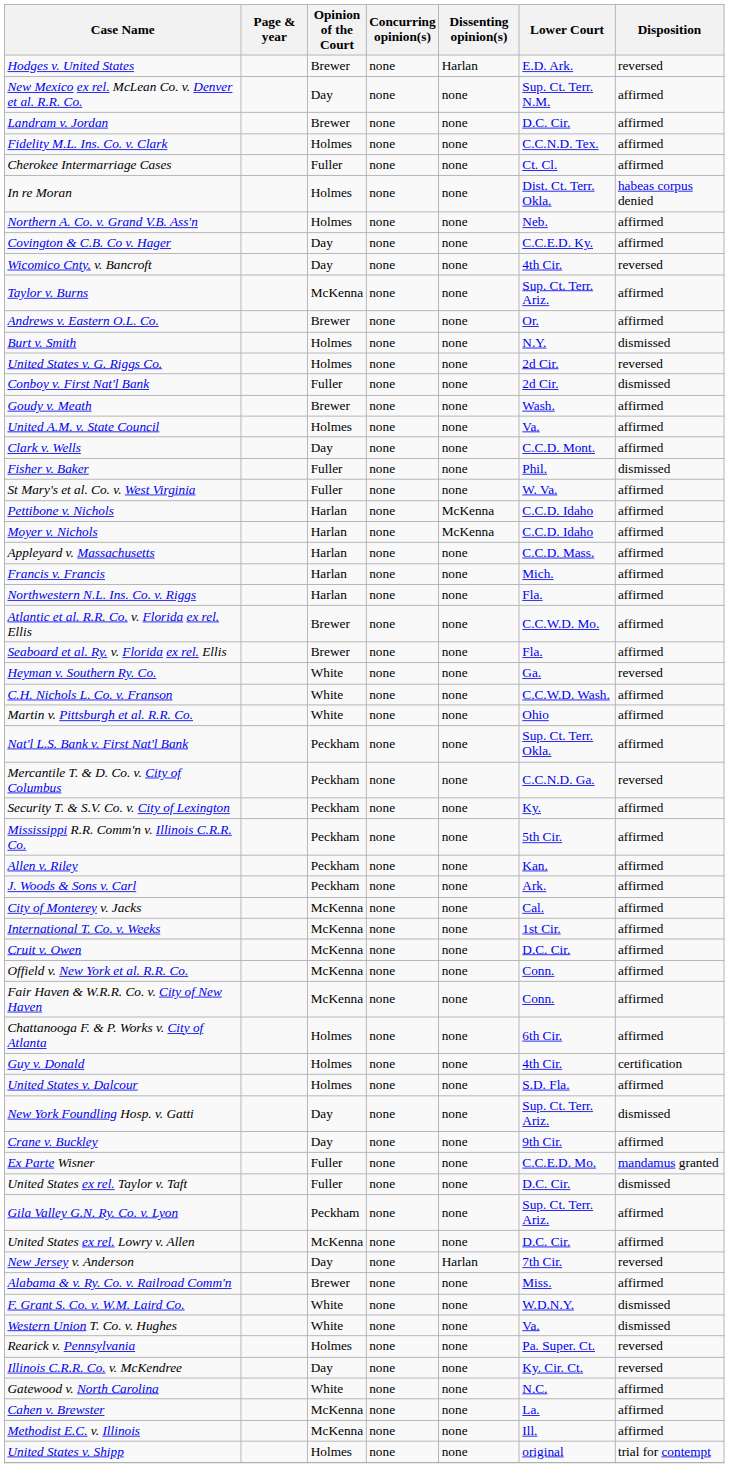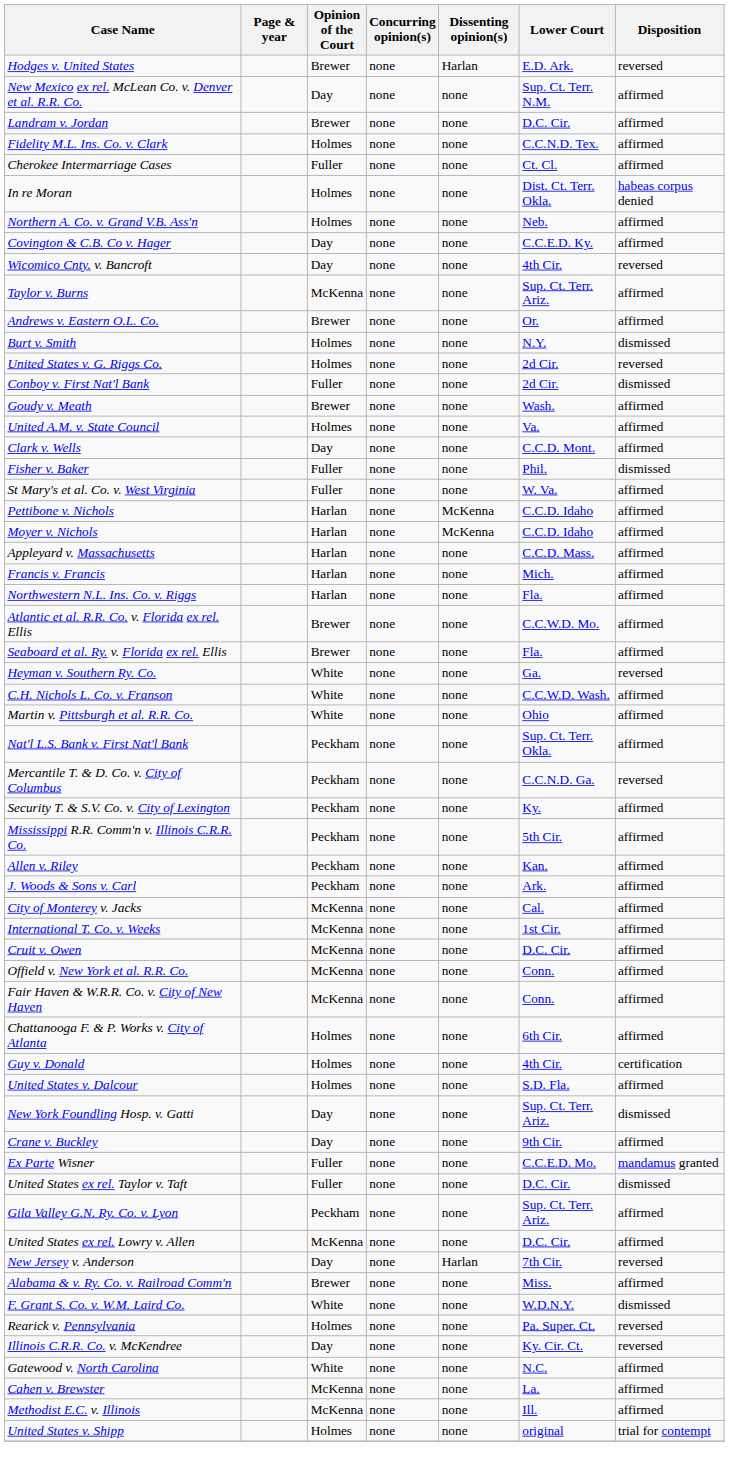- row: (92, 1325)
